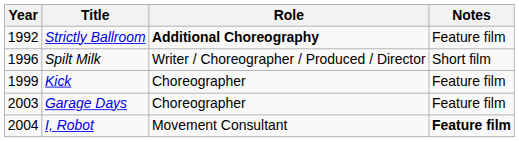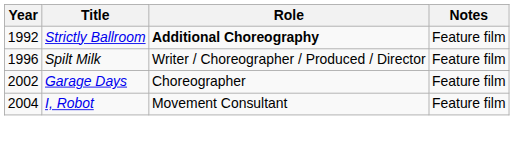(461, 59) Short film -> (469, 59) Feature film
- row: (58, 81)
(23, 103) 2003 -> (23, 81) 2002
(471, 125) bold -> (469, 103) normal
